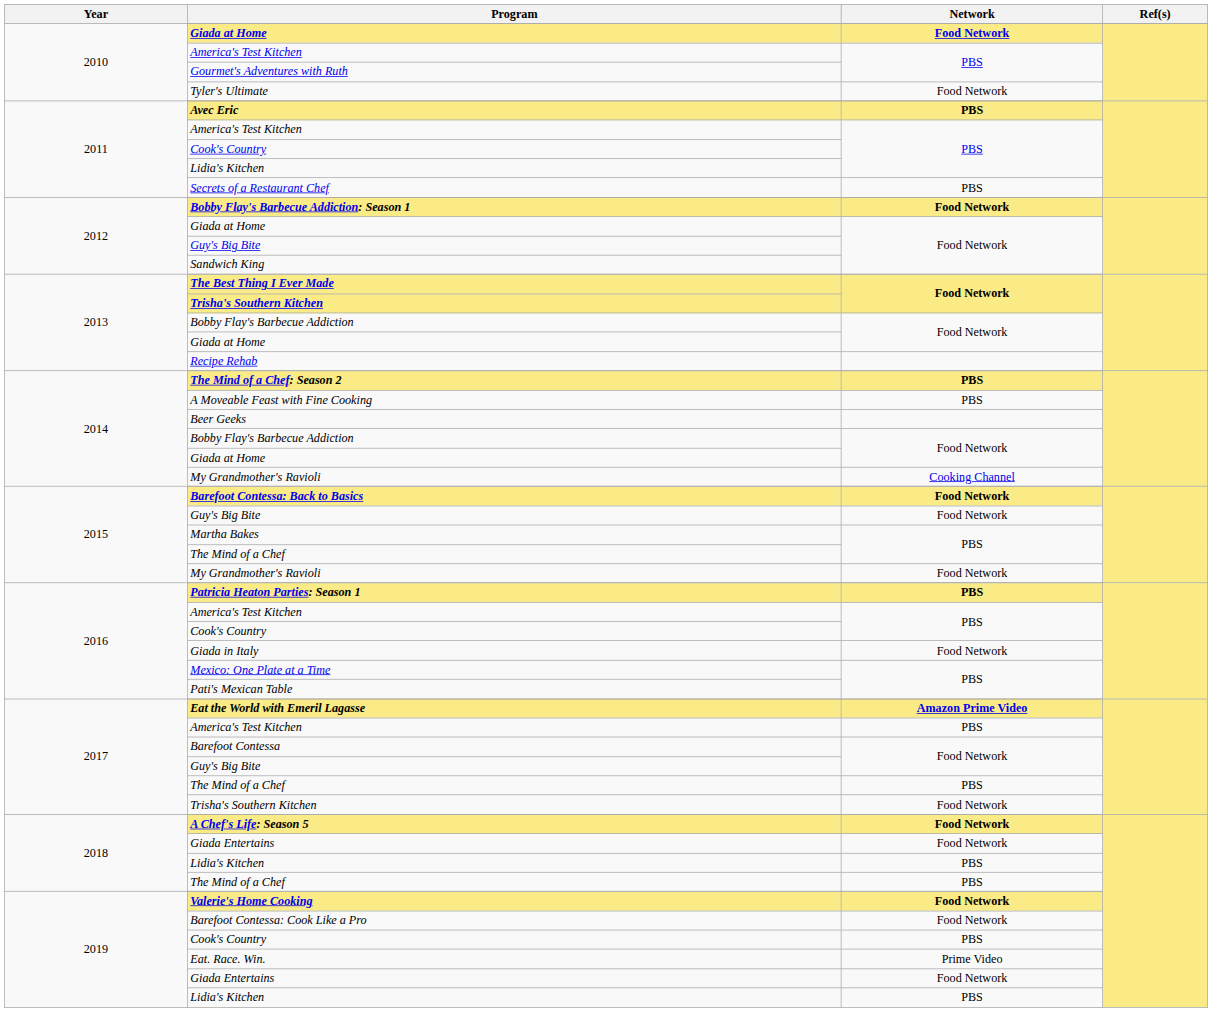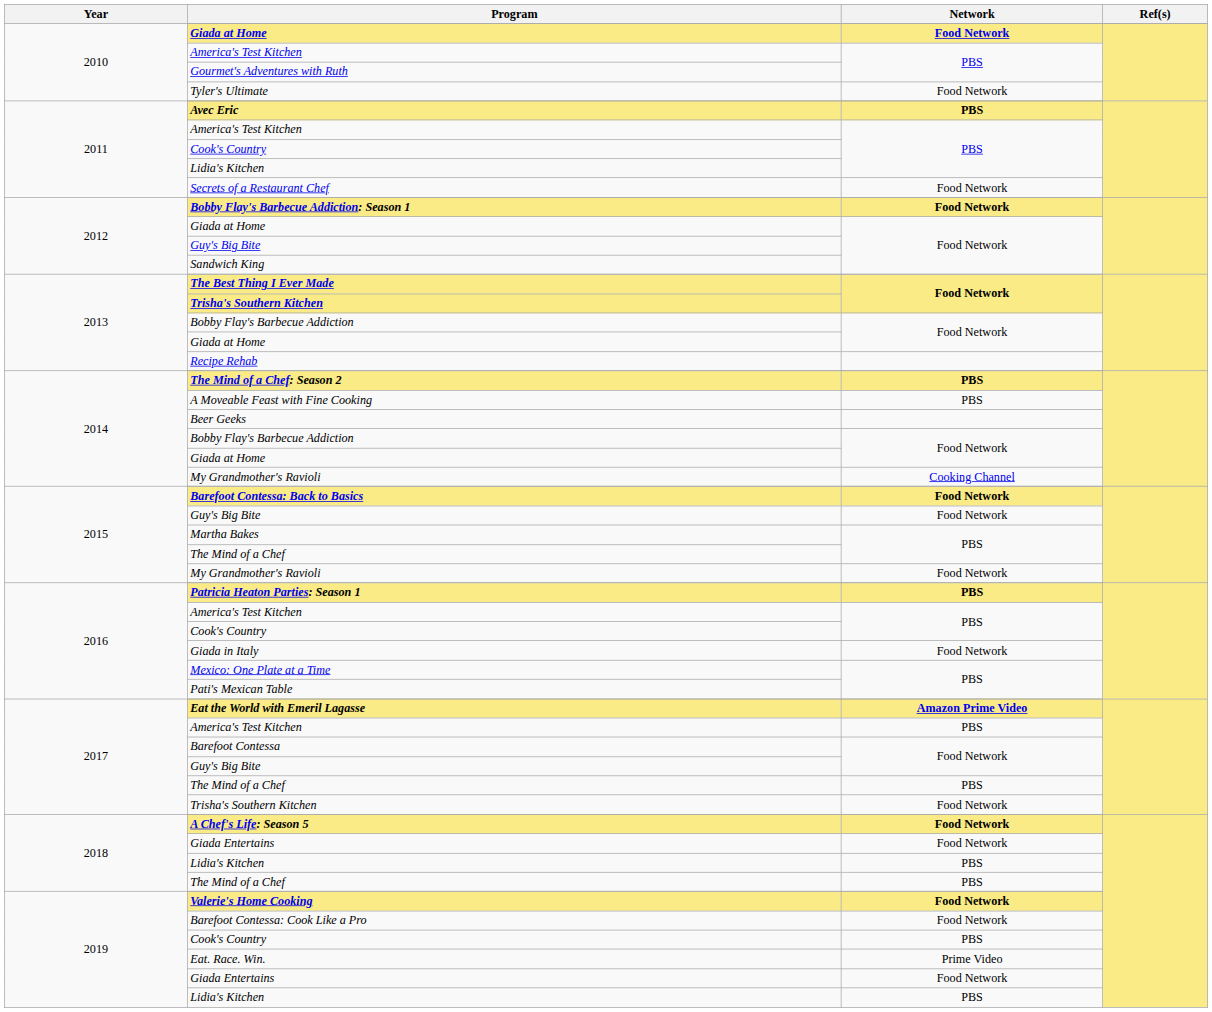(972, 187) PBS -> (972, 187) Food Network
